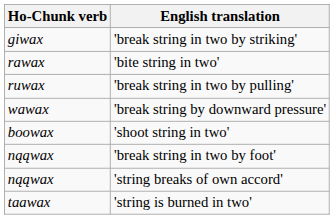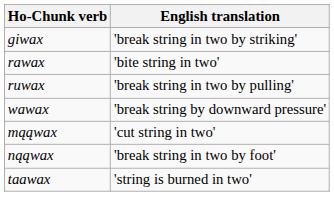- row: (172, 132)
+ row: (165, 132)
- row: (198, 179)
